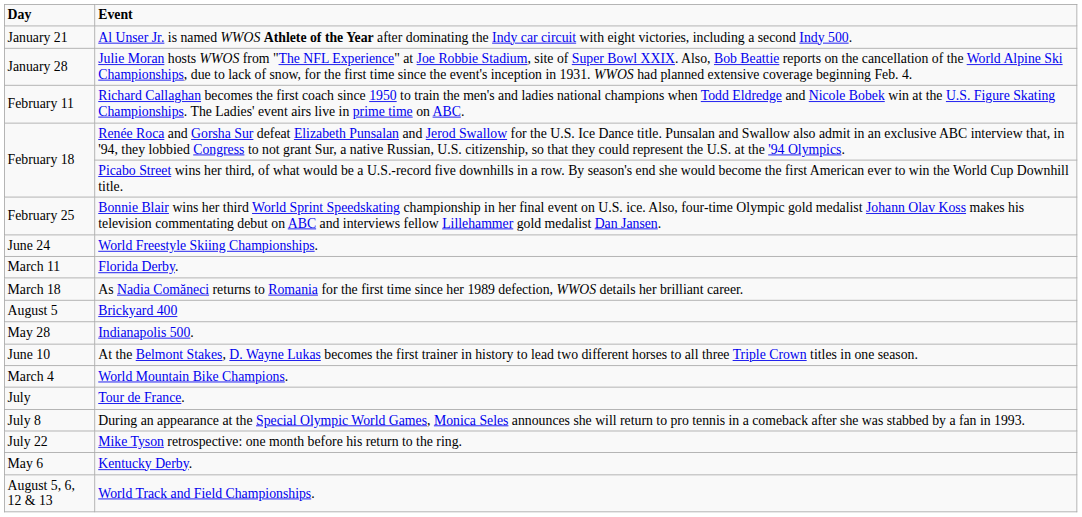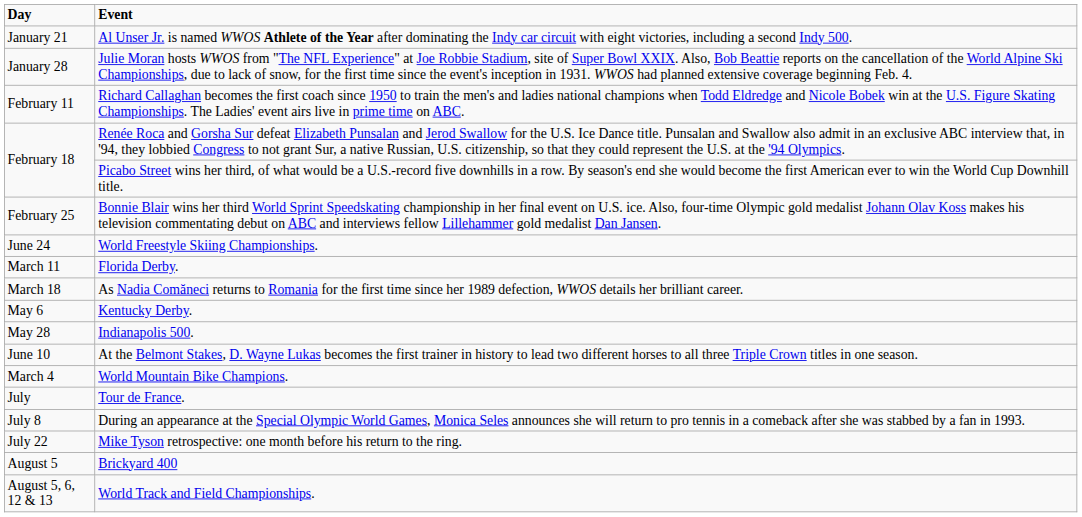rows swapped: (145, 463) <-> (138, 311)
